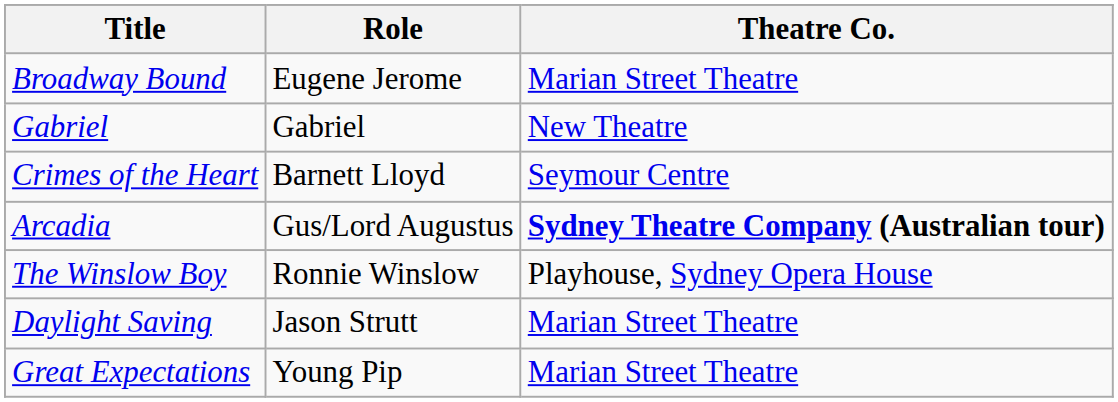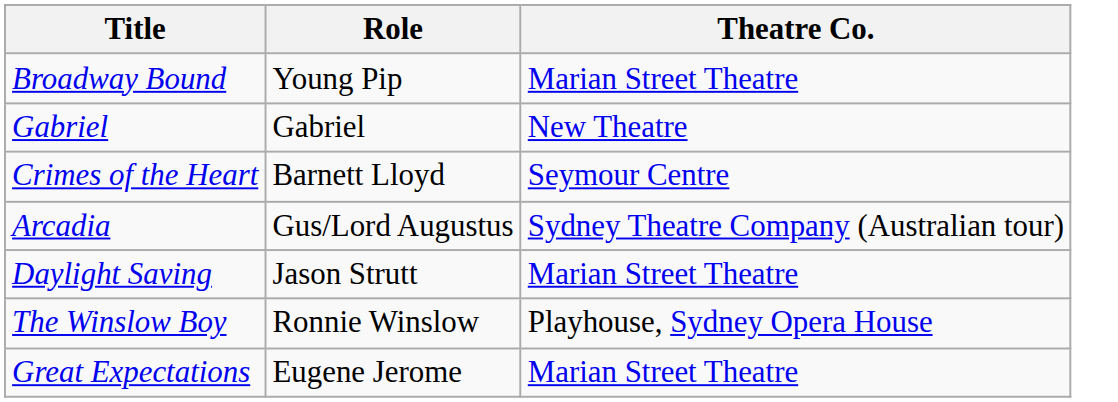(367, 77) Eugene Jerome -> (337, 77) Young Pip
(816, 224) bold -> (796, 224) normal
rows swapped: (112, 322) <-> (119, 273)
(337, 371) Young Pip -> (367, 371) Eugene Jerome
